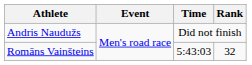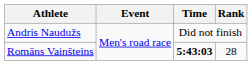(194, 51) normal -> (194, 51) bold
(230, 51) 32 -> (231, 51) 28
